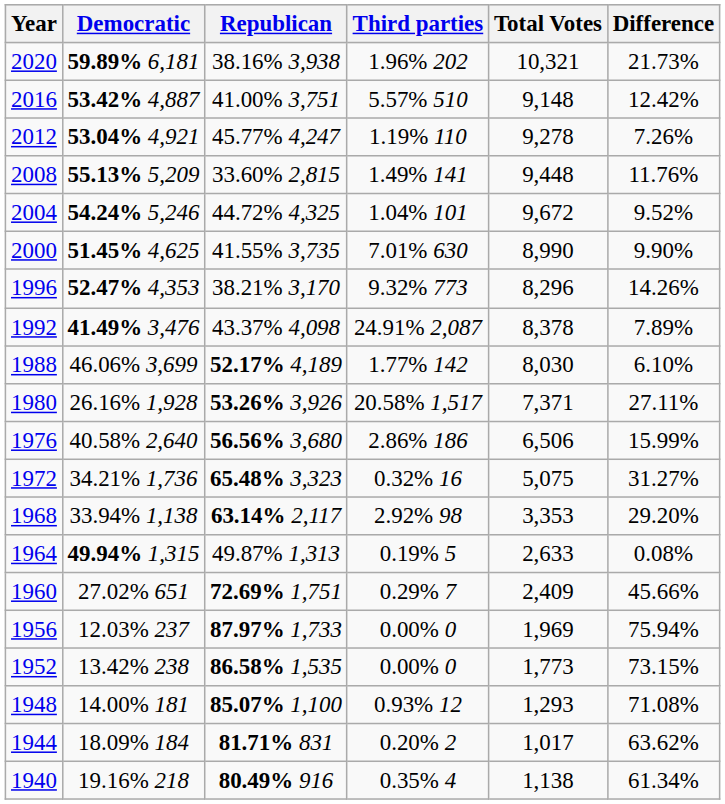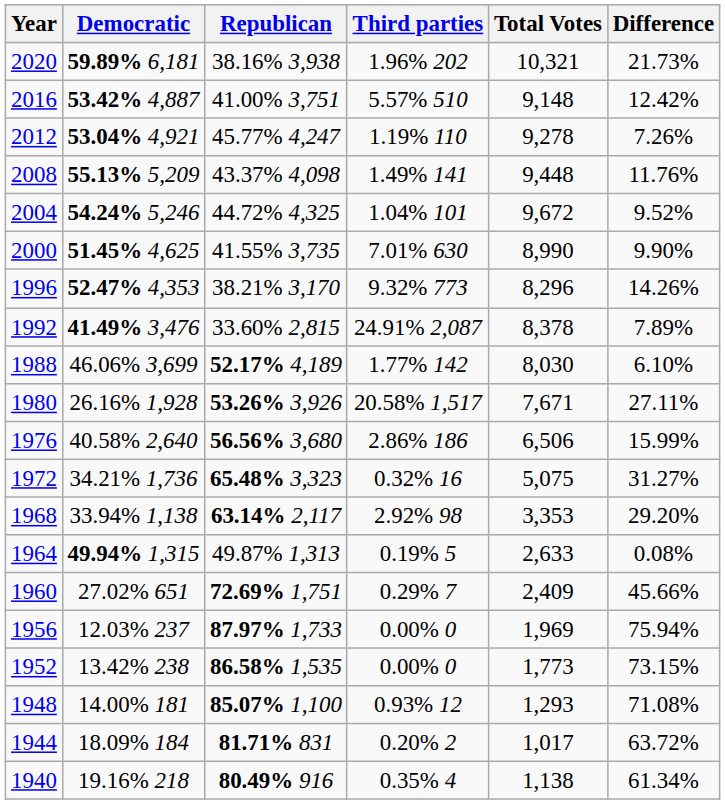(276, 174) 33.60% 2,815 -> (276, 174) 43.37% 4,098
(276, 326) 43.37% 4,098 -> (276, 326) 33.60% 2,815
(548, 402) 7,371 -> (548, 402) 7,671
(663, 742) 63.62% -> (663, 742) 63.72%
